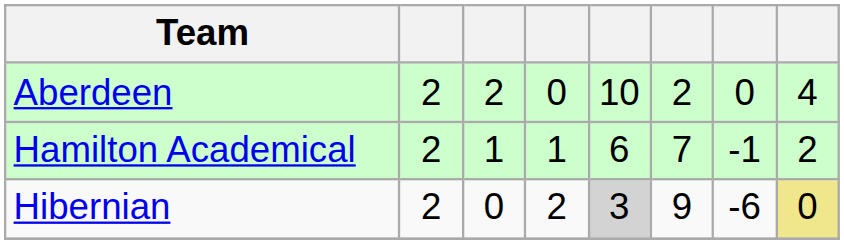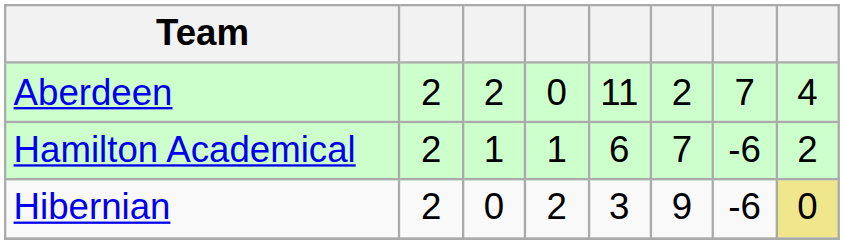(619, 91) 10 -> (619, 91) 11
(745, 91) 0 -> (745, 91) 7
(745, 149) -1 -> (745, 149) -6
(619, 207) lightgrey background -> (619, 207) no background
